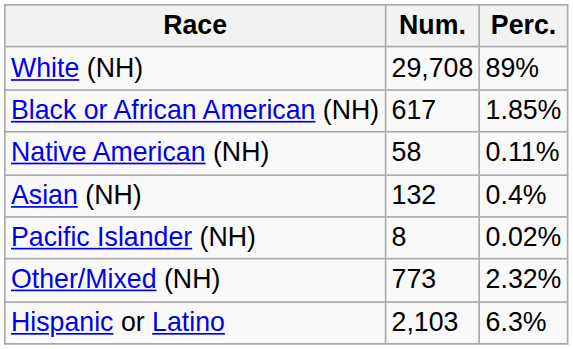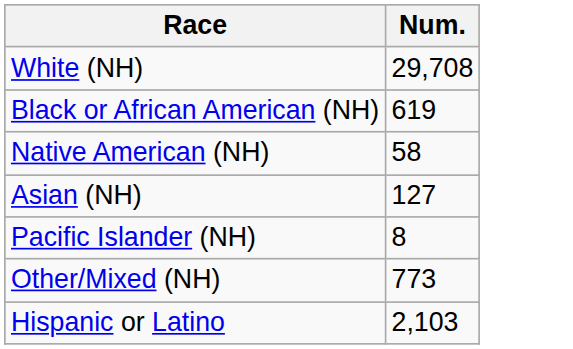- column: (523, 25)
(414, 110) 617 -> (414, 110) 619
(414, 195) 132 -> (414, 195) 127
